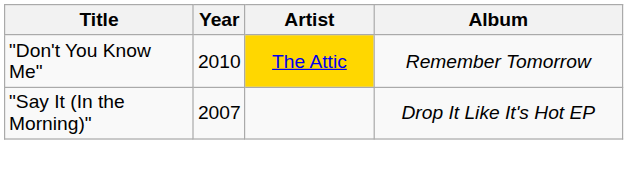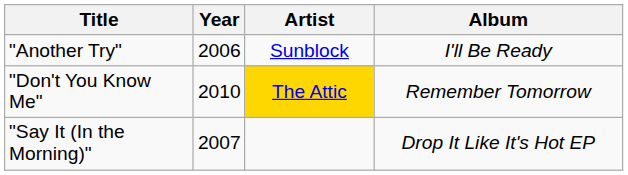+ row: (65, 50)
